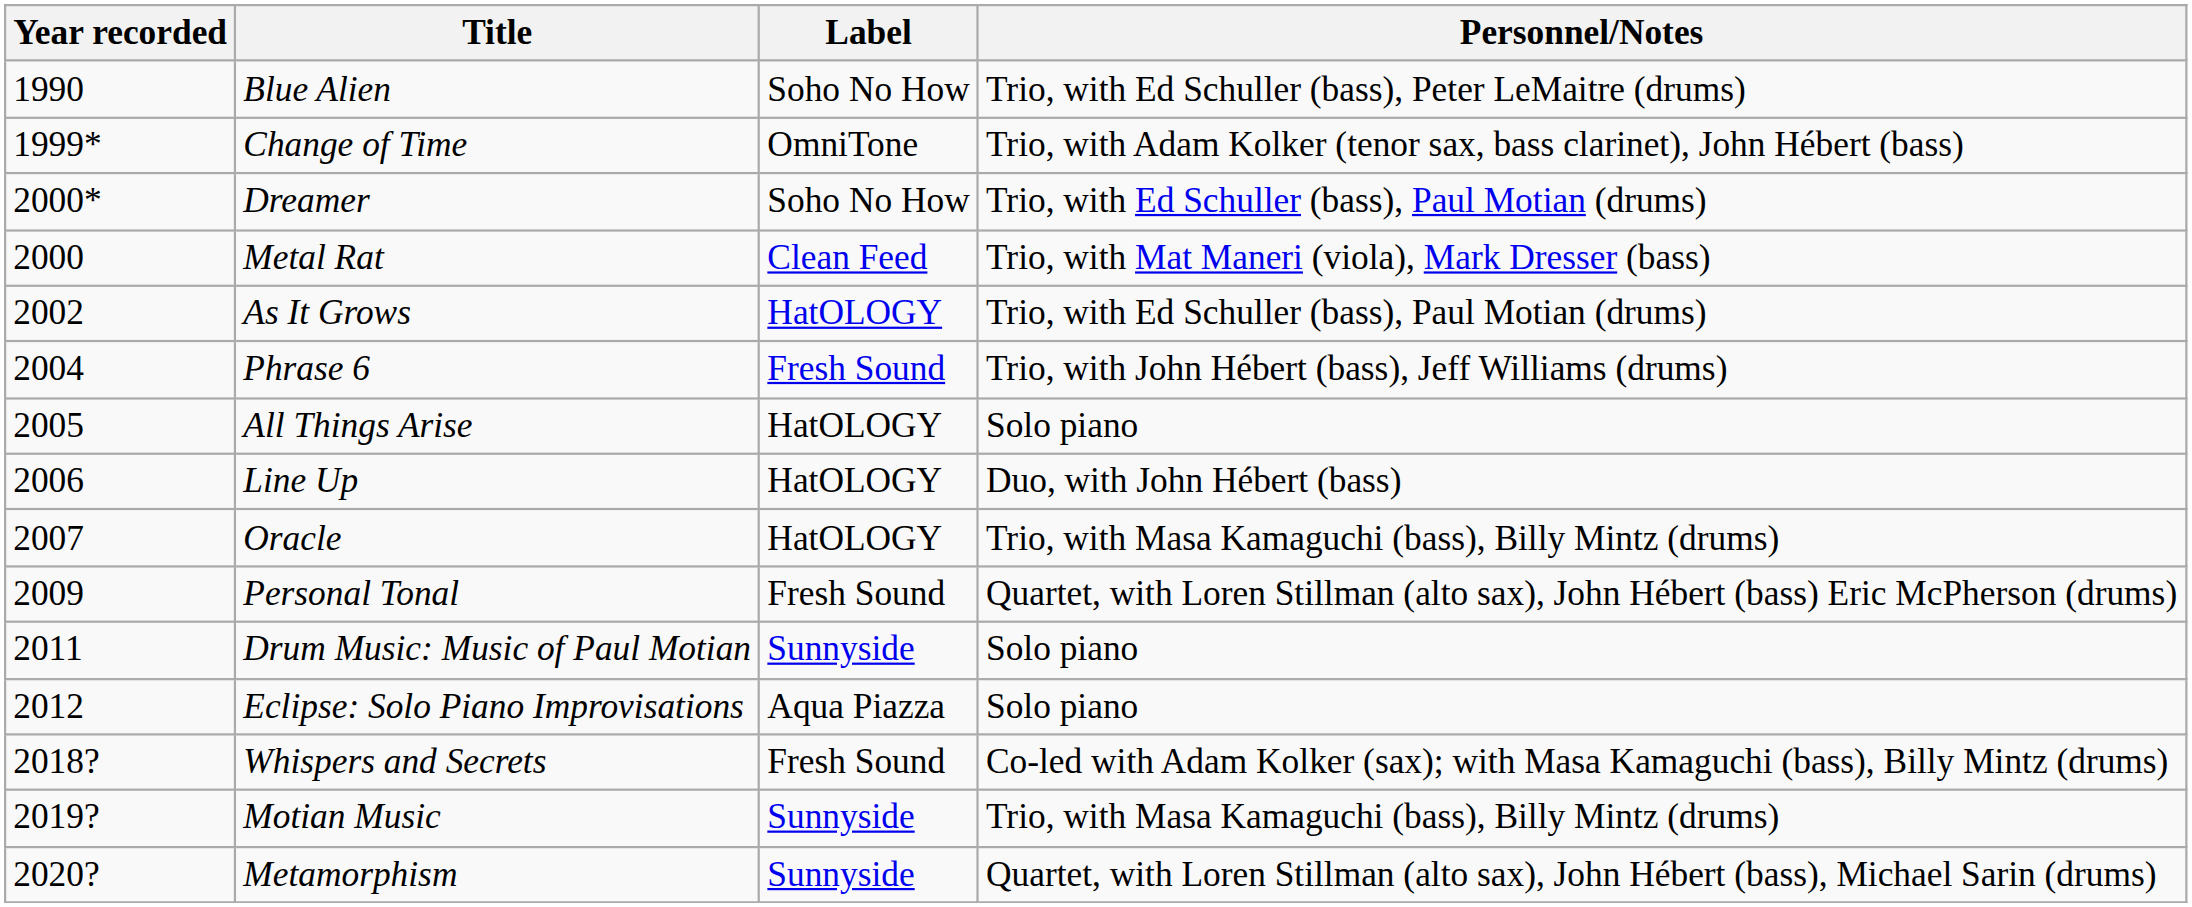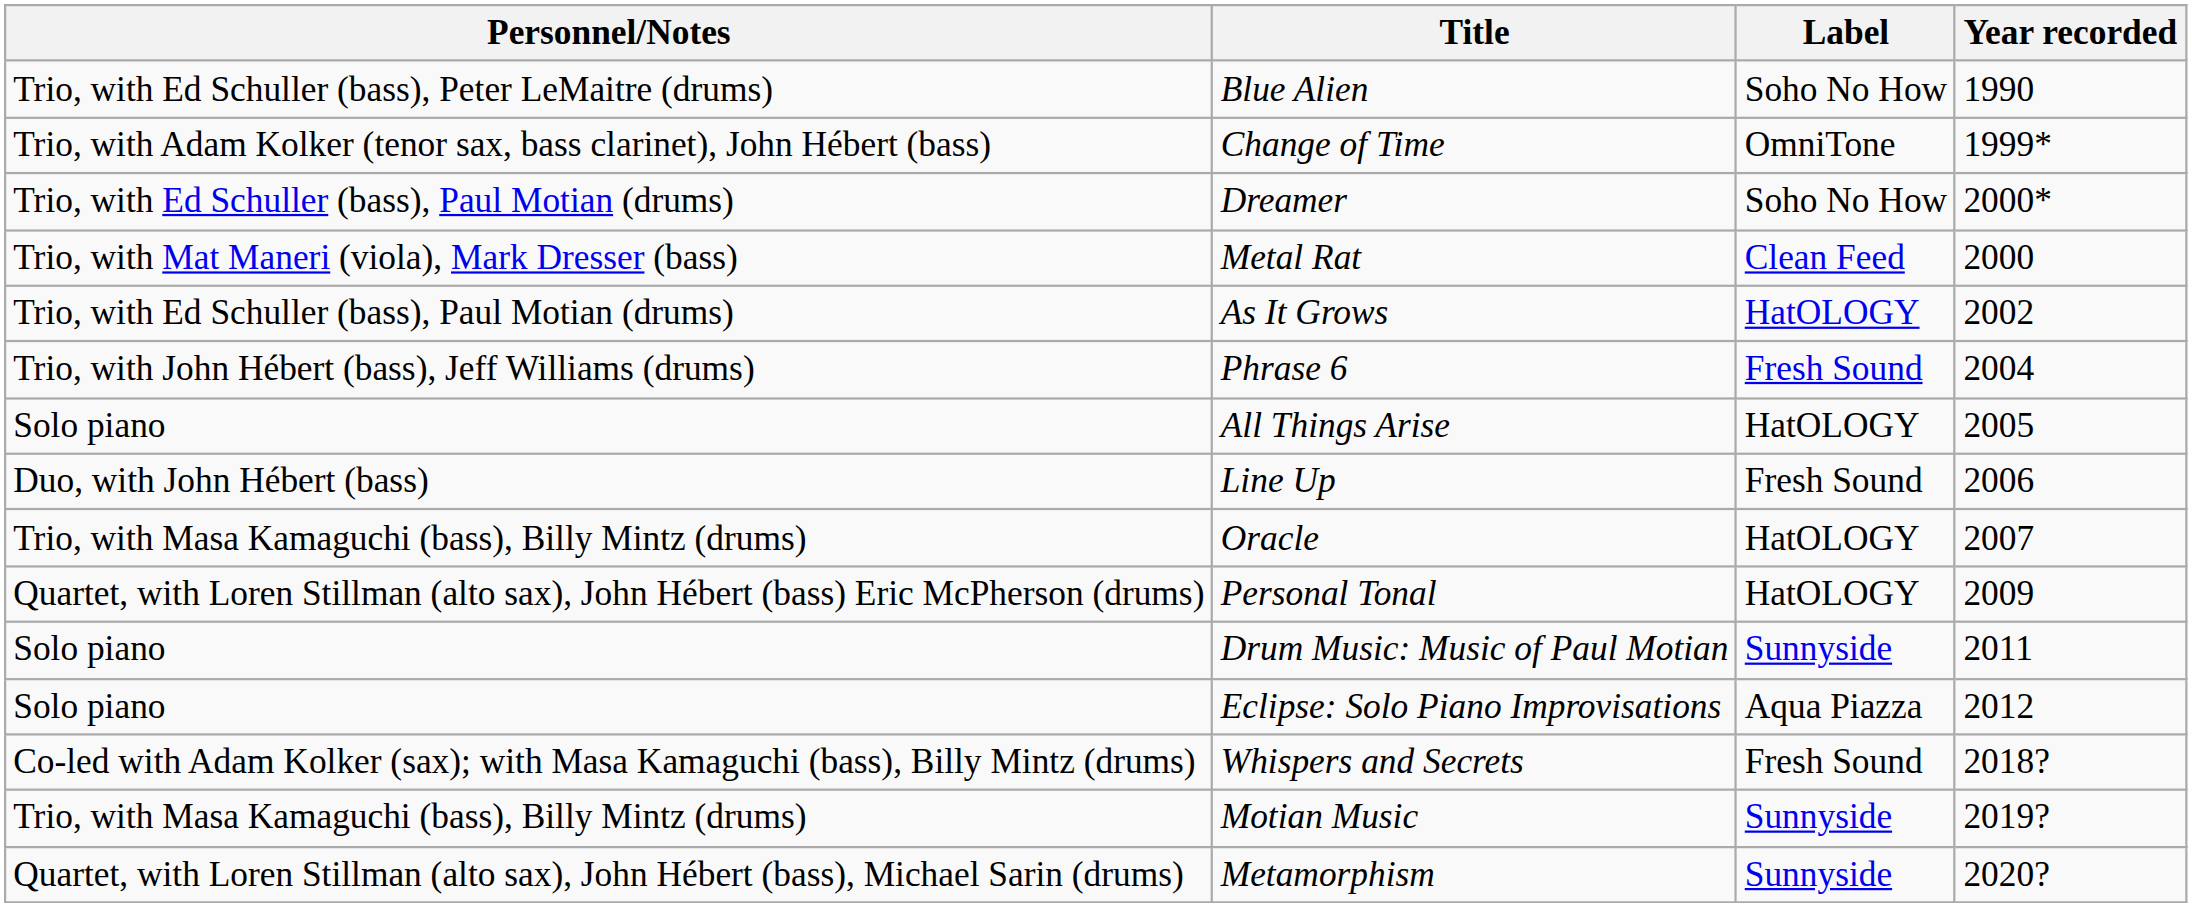columns swapped: (120, 32) <-> (1582, 32)
(855, 481) HatOLOGY -> (1834, 481) Fresh Sound
(856, 593) Fresh Sound -> (1832, 593) HatOLOGY
